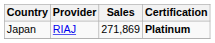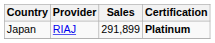(121, 30) 271,869 -> (121, 30) 291,899
